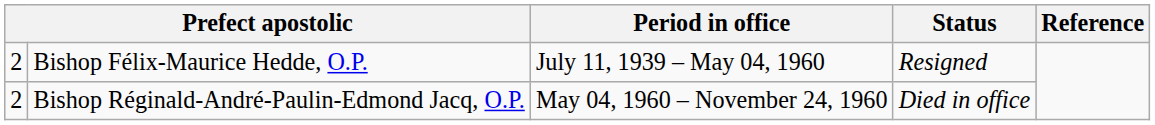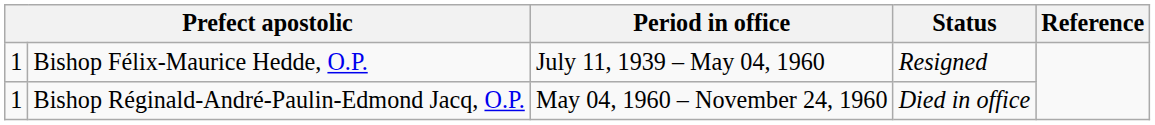(16, 61) 2 -> (16, 61) 1
(16, 100) 2 -> (16, 100) 1
